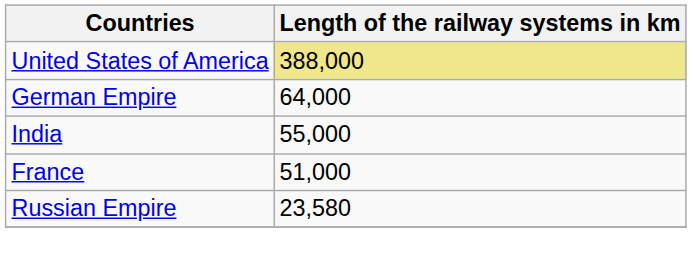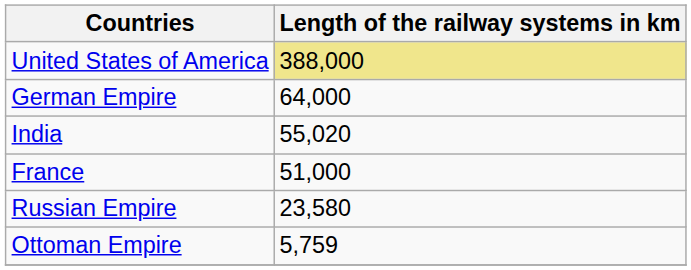(315, 134) 55,000 -> (315, 134) 55,020
+ row: (97, 245)
